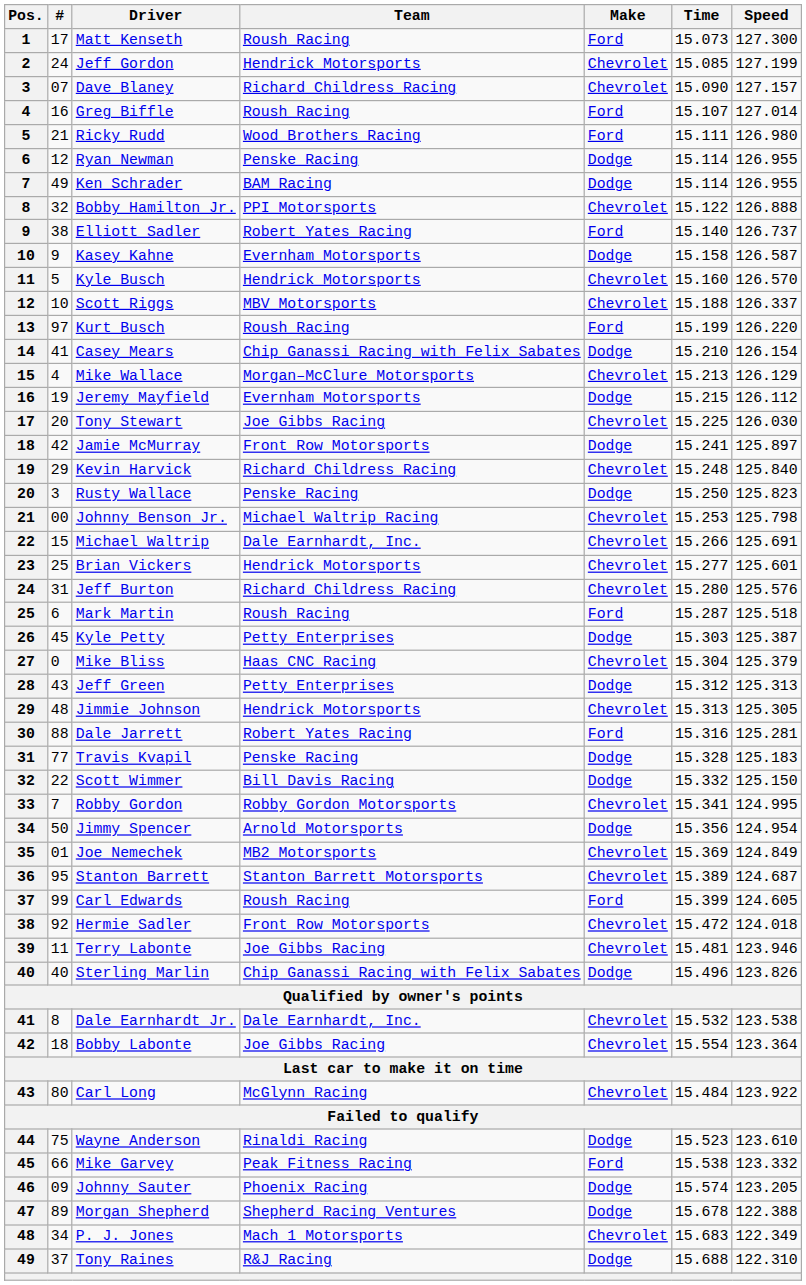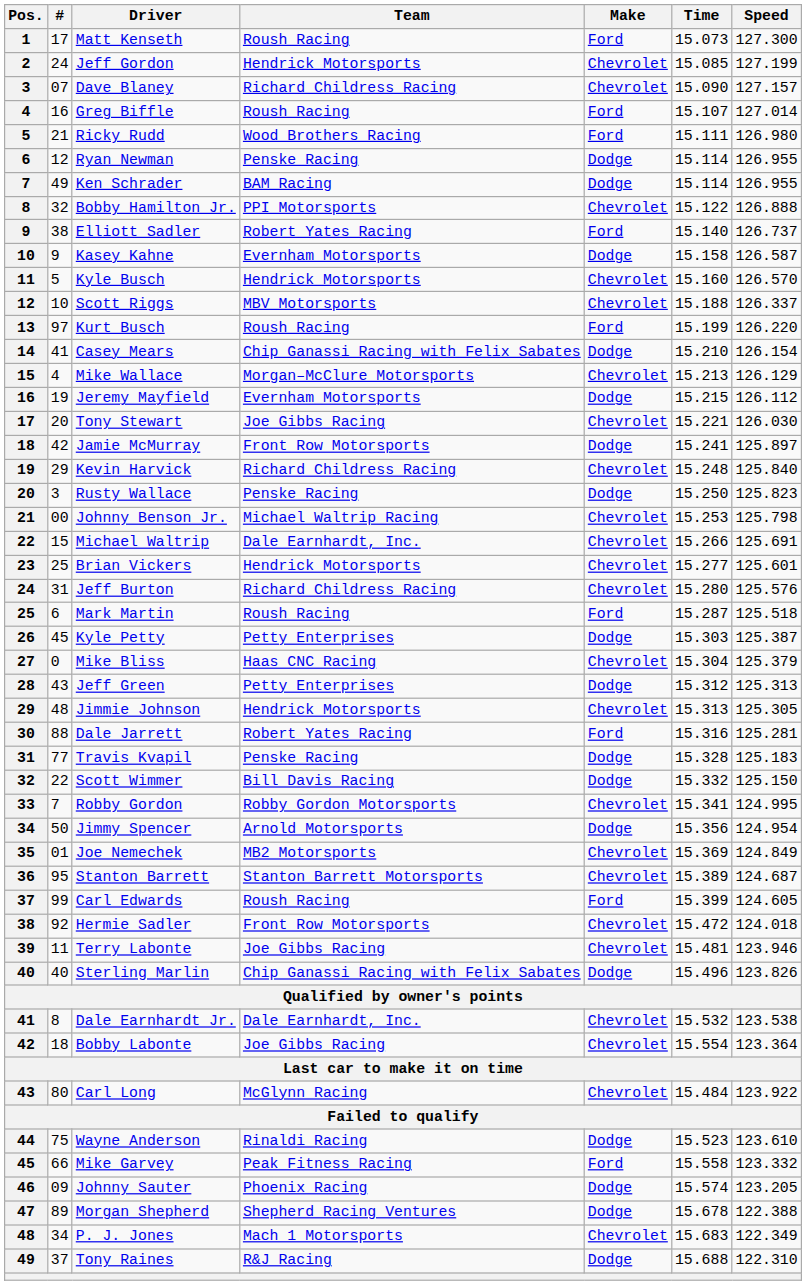(702, 424) 15.225 -> (702, 424) 15.221
(702, 1165) 15.538 -> (702, 1165) 15.558
